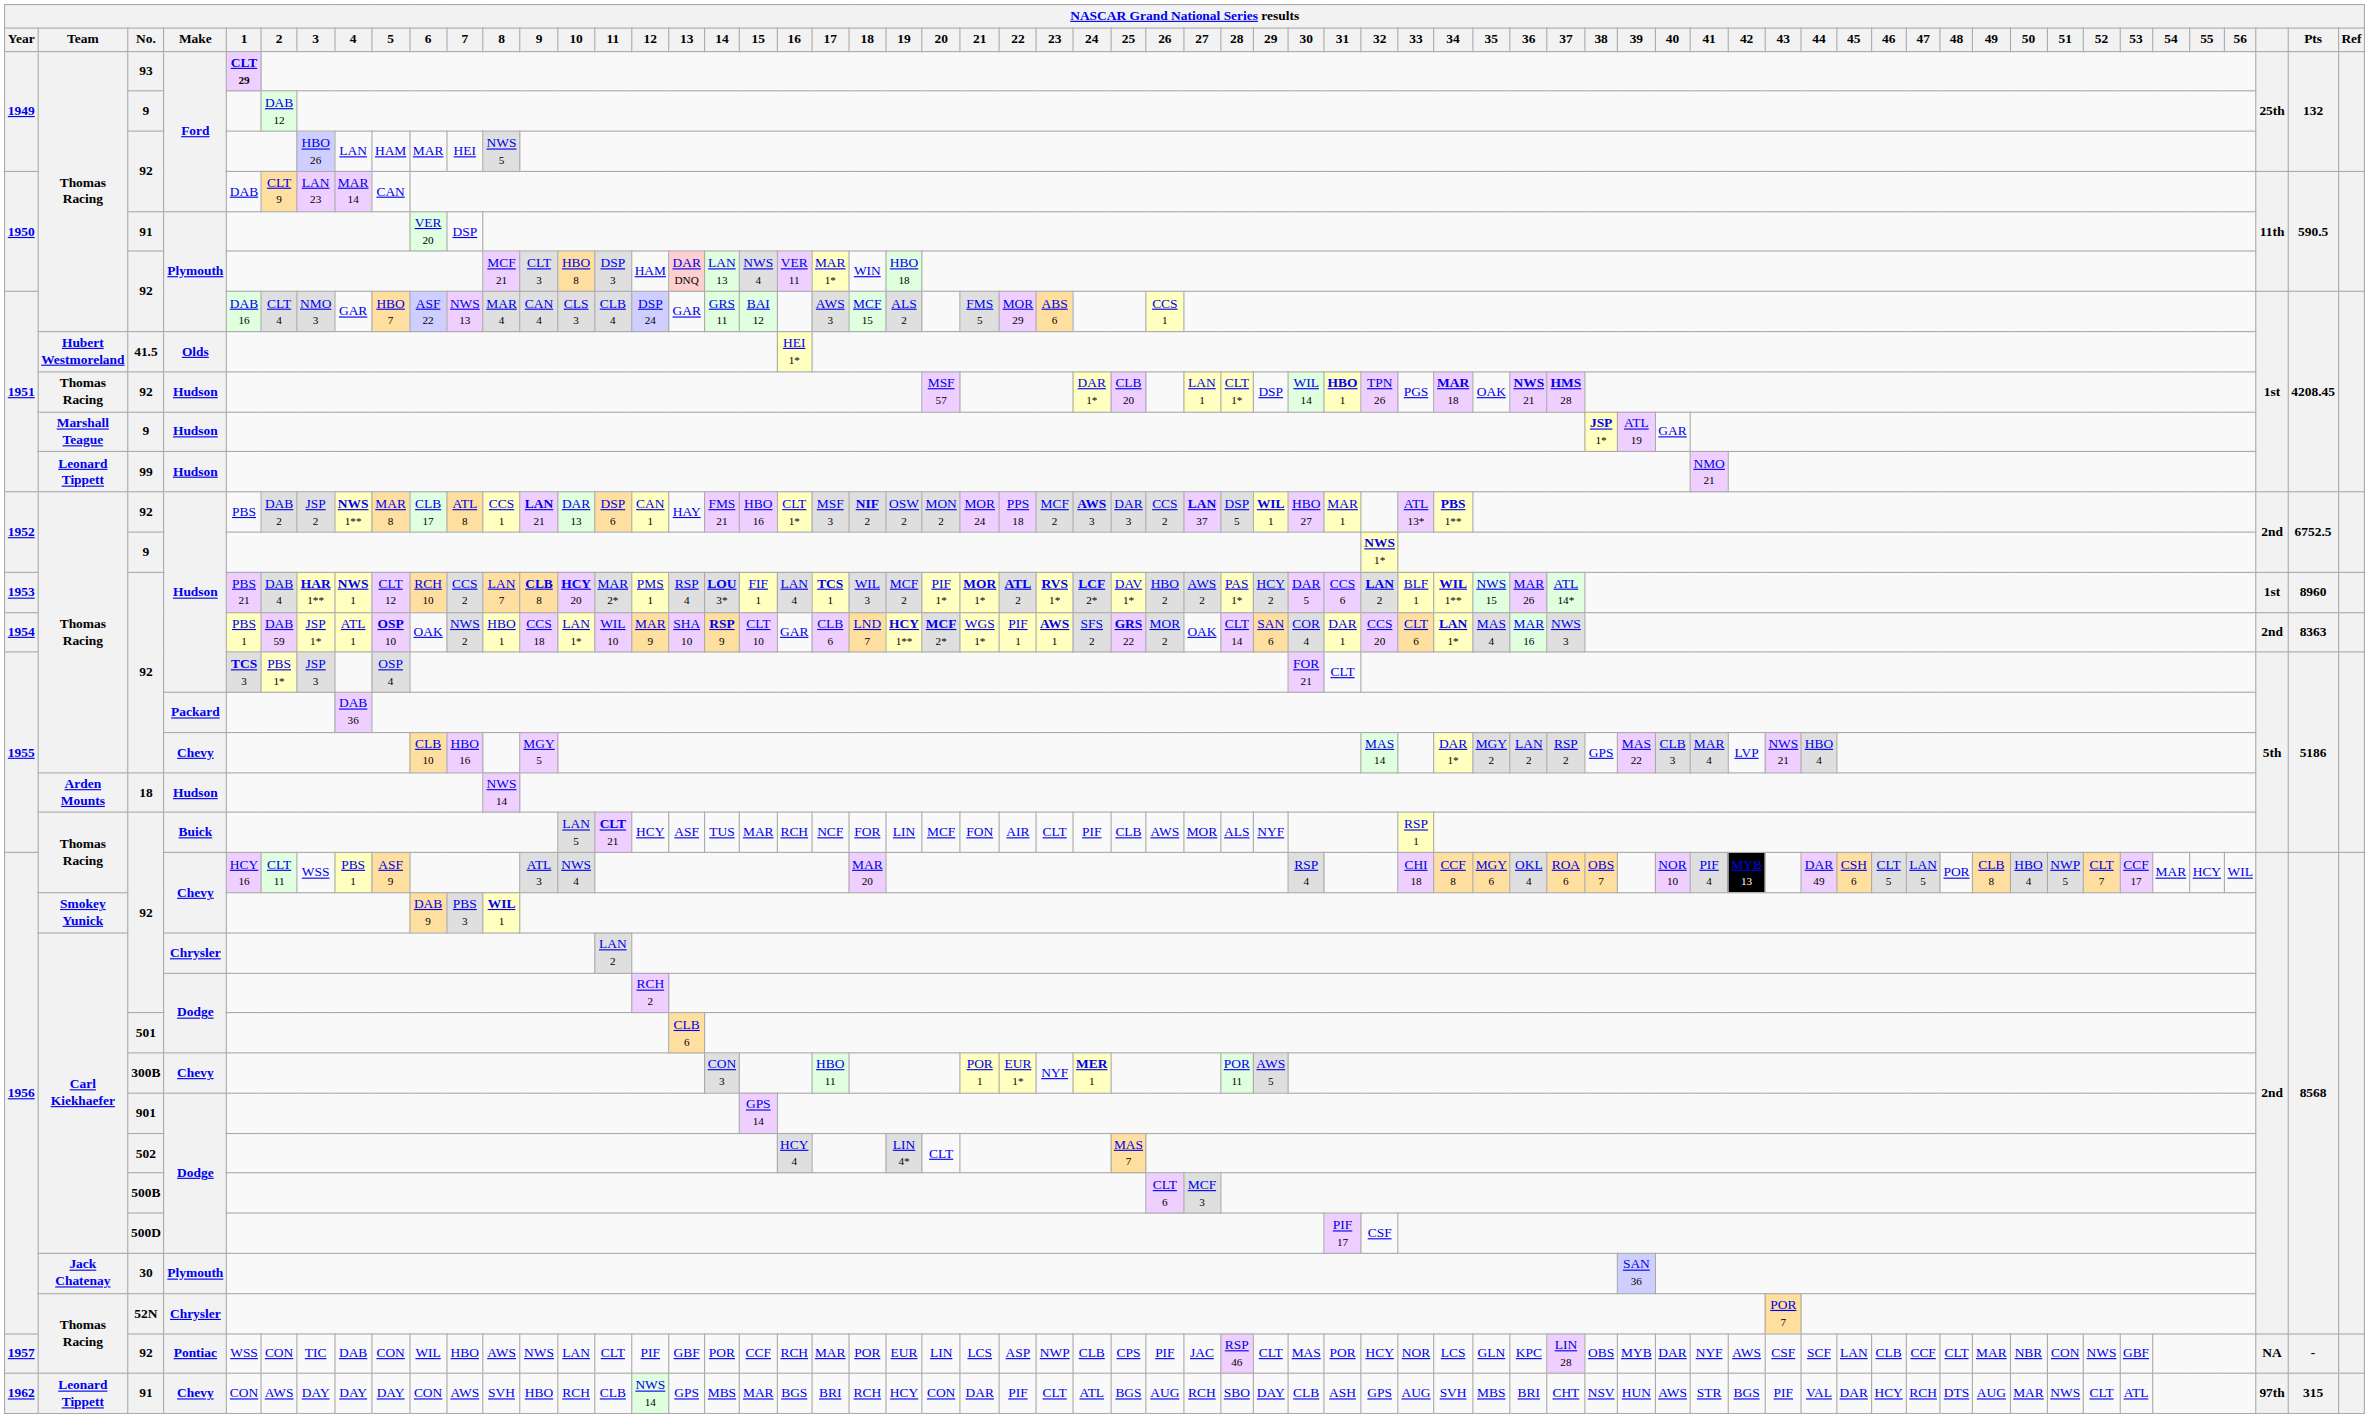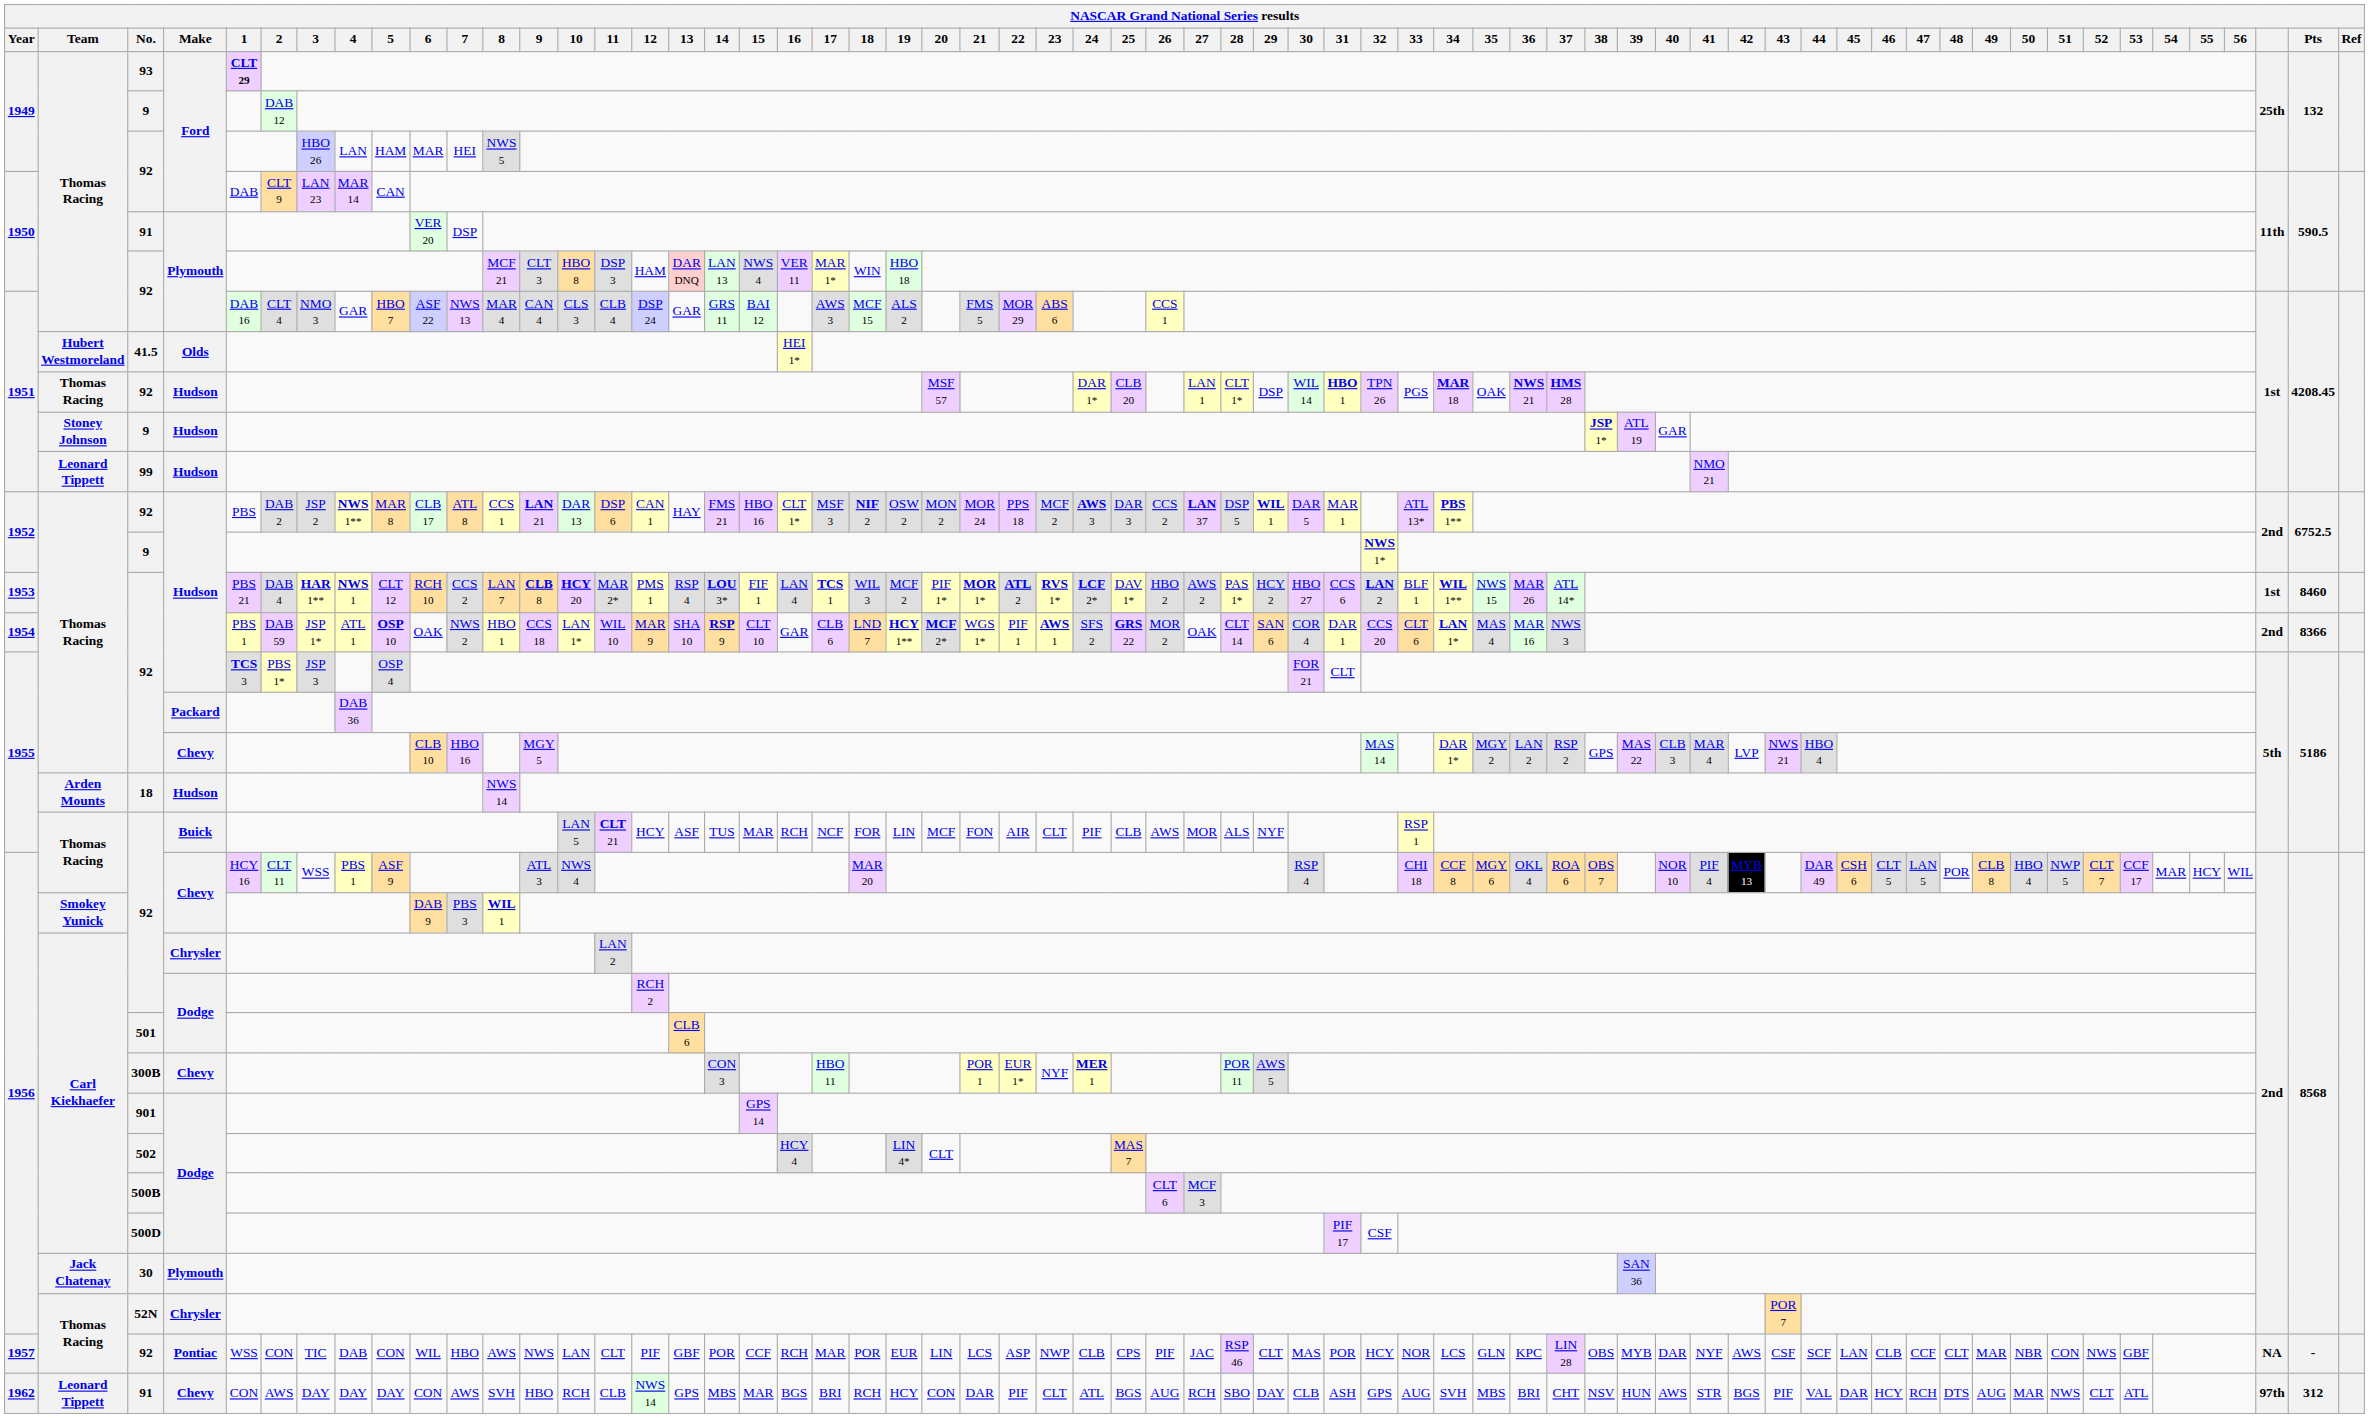(83, 431) Marshall Teague -> (83, 431) Stoney Johnson
(1306, 511) HBO 27 -> (1306, 511) DAR 5
(1306, 591) DAR 5 -> (1306, 591) HBO 27
(2313, 592) 8960 -> (2313, 592) 8460
(2313, 632) 8363 -> (2313, 632) 8366
(2313, 1393) 315 -> (2313, 1393) 312
